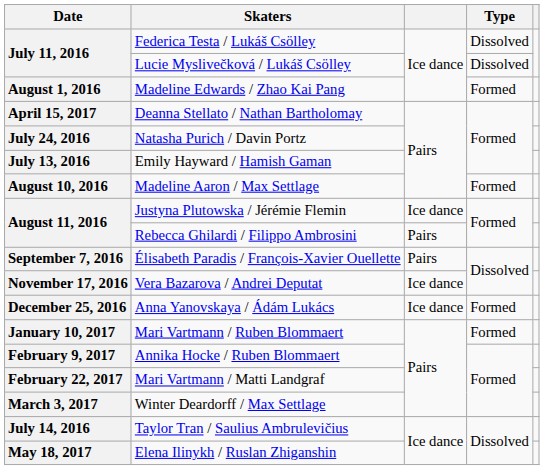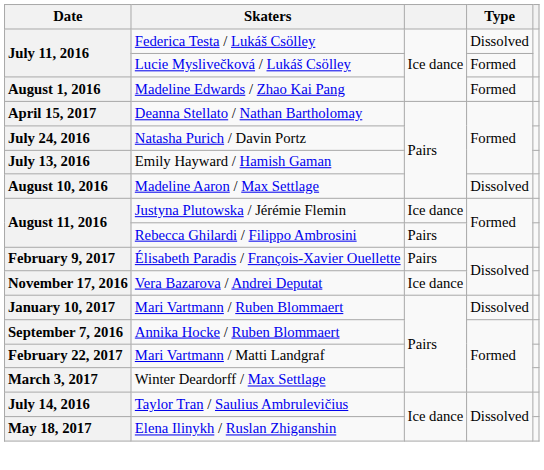(500, 65) Dissolved -> (493, 65) Formed
(493, 186) Formed -> (500, 186) Dissolved
(66, 259) September 7, 2016 -> (62, 259) February 9, 2017
- row: (235, 307)
(493, 331) Formed -> (500, 307) Dissolved
(62, 356) February 9, 2017 -> (66, 331) September 7, 2016
